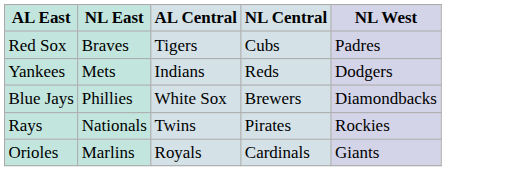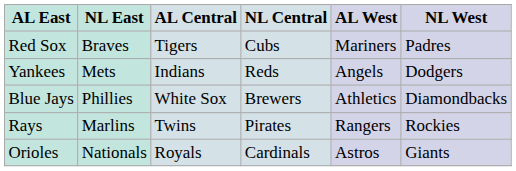+ column: (366, 17)
(114, 125) Nationals -> (108, 125) Marlins
(108, 152) Marlins -> (114, 152) Nationals
